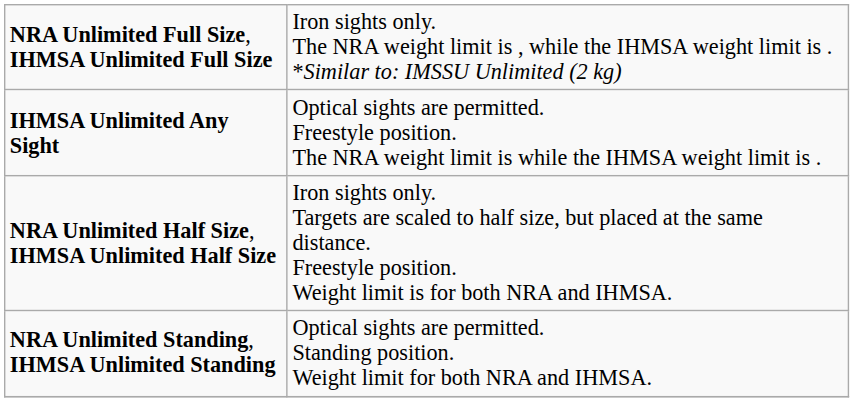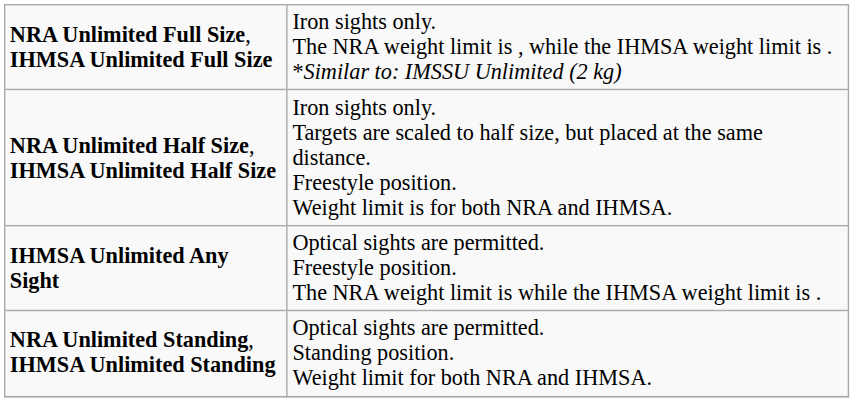rows swapped: (143, 242) <-> (119, 132)
